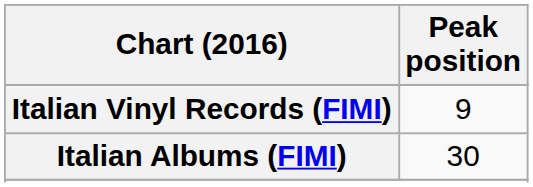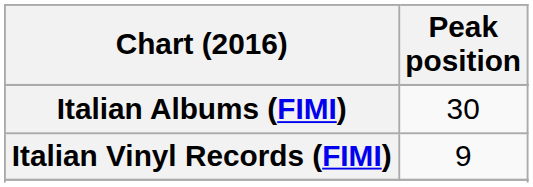rows swapped: (202, 155) <-> (202, 108)
